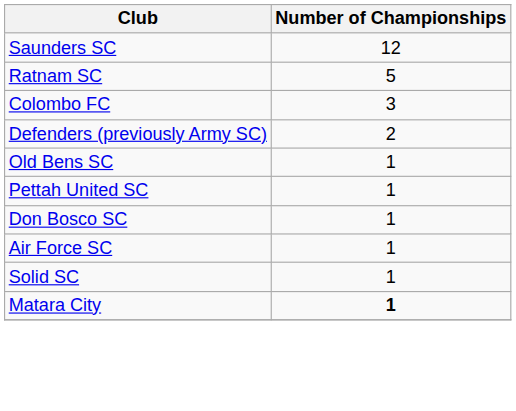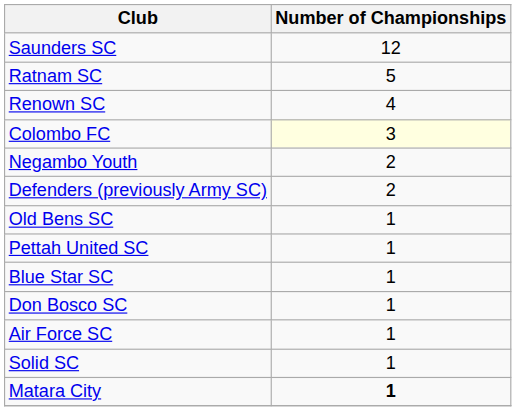+ row: (57, 104)
(391, 104) no background -> (391, 133) lightyellow background
+ row: (73, 162)
+ row: (61, 276)
